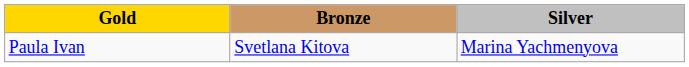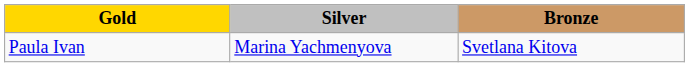columns swapped: (570, 18) <-> (343, 18)
